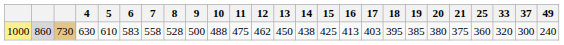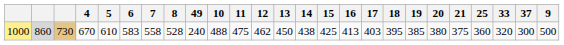columns swapped: (197, 13) <-> (548, 13)
(87, 31) 630 -> (87, 31) 670
